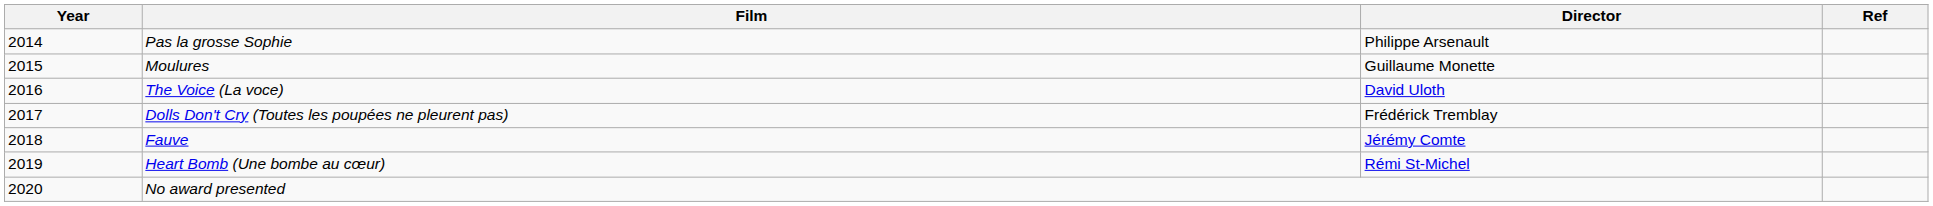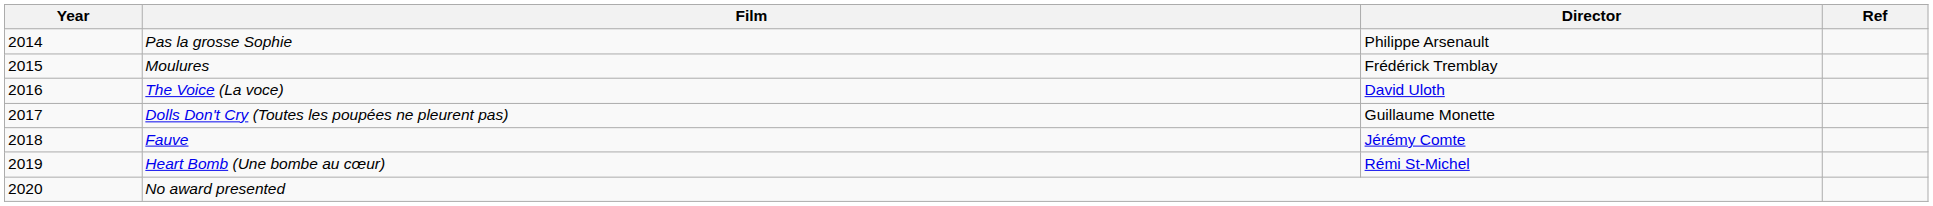(1430, 66) Guillaume Monette -> (1431, 66) Frédérick Tremblay
(1431, 115) Frédérick Tremblay -> (1430, 115) Guillaume Monette
